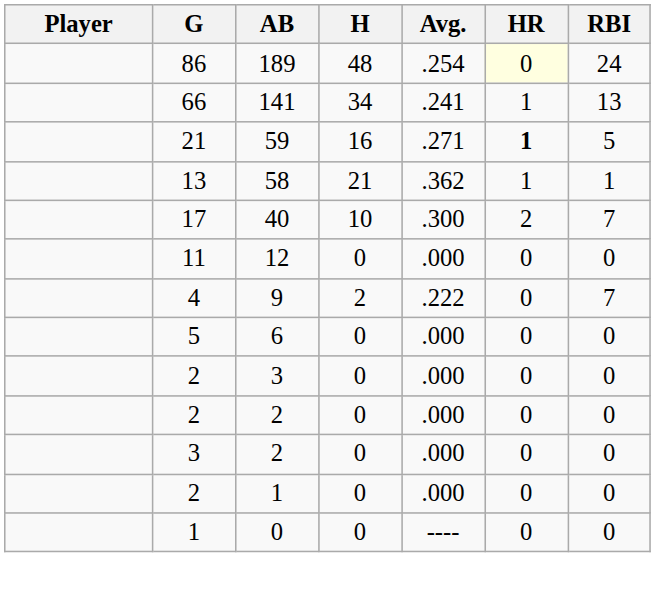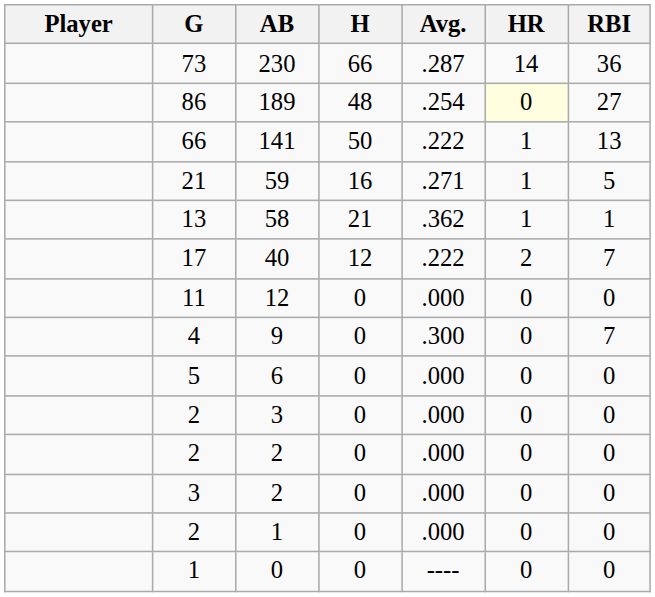+ row: (194, 63)
(609, 63) 24 -> (609, 102) 27
(360, 102) 34 -> (360, 141) 50
(443, 102) .241 -> (443, 141) .222
(526, 141) bold -> (526, 180) normal
(360, 219) 10 -> (360, 258) 12
(443, 219) .300 -> (443, 258) .222
(360, 297) 2 -> (360, 336) 0
(443, 297) .222 -> (443, 336) .300
